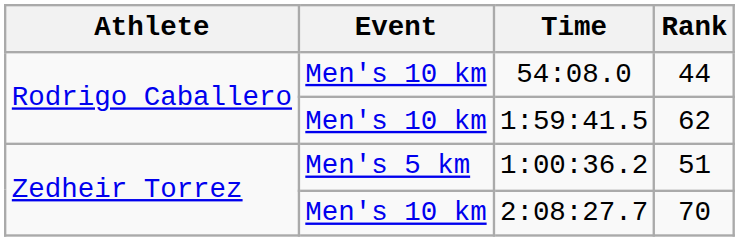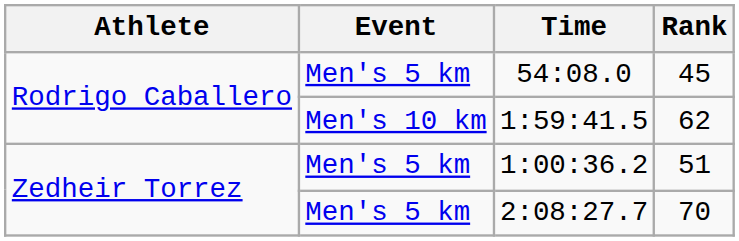(396, 74) Men's 10 km -> (388, 74) Men's 5 km
(695, 74) 44 -> (695, 74) 45
(396, 213) Men's 10 km -> (388, 213) Men's 5 km
